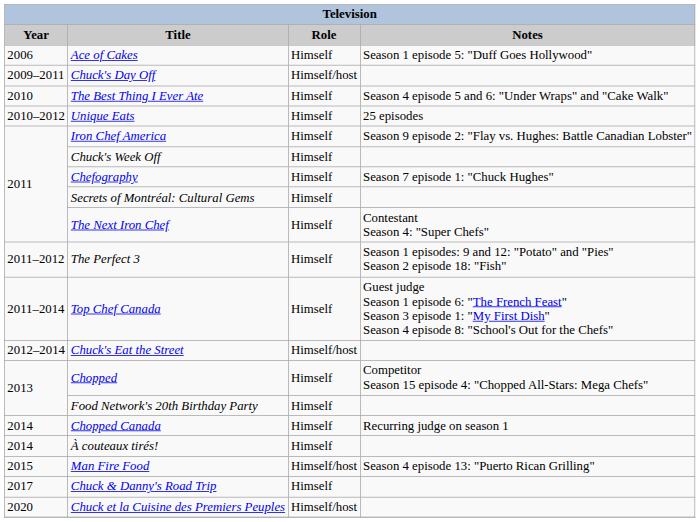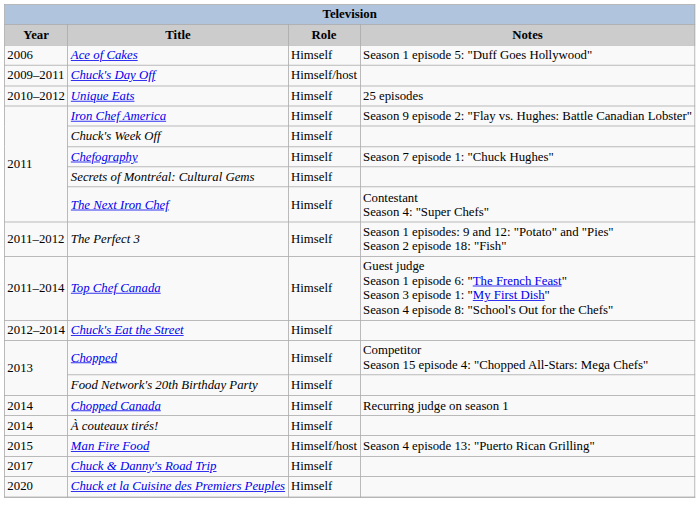- row: (137, 95)
(324, 350) Himself/host -> (312, 330) Himself
(324, 507) Himself/host -> (312, 486) Himself
